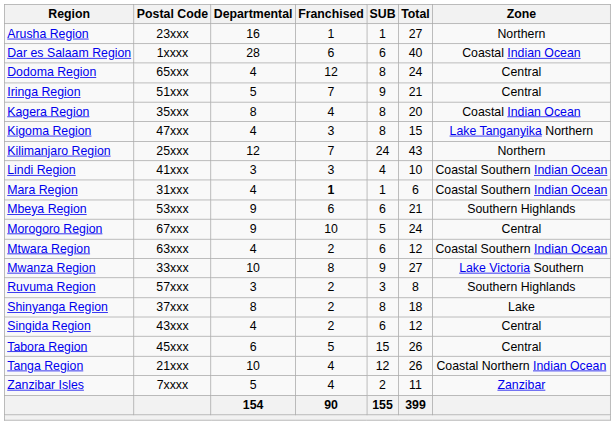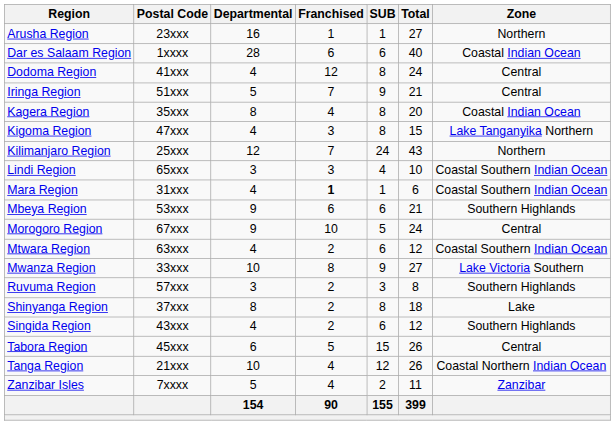(172, 72) 65xxx -> (172, 72) 41xxx
(172, 170) 41xxx -> (172, 170) 65xxx
(521, 326) Central -> (521, 326) Southern Highlands
